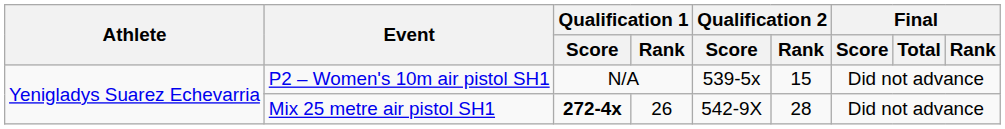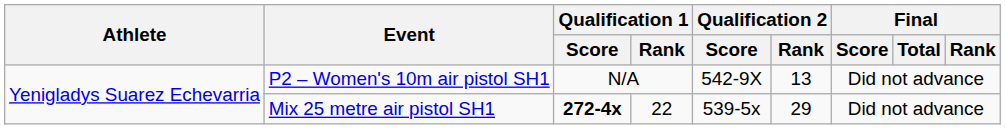(732, 80) 539-5x -> (732, 80) 542-9X
(801, 80) 15 -> (801, 80) 13
(662, 109) 26 -> (662, 109) 22
(732, 109) 542-9X -> (732, 109) 539-5x
(801, 109) 28 -> (801, 109) 29
